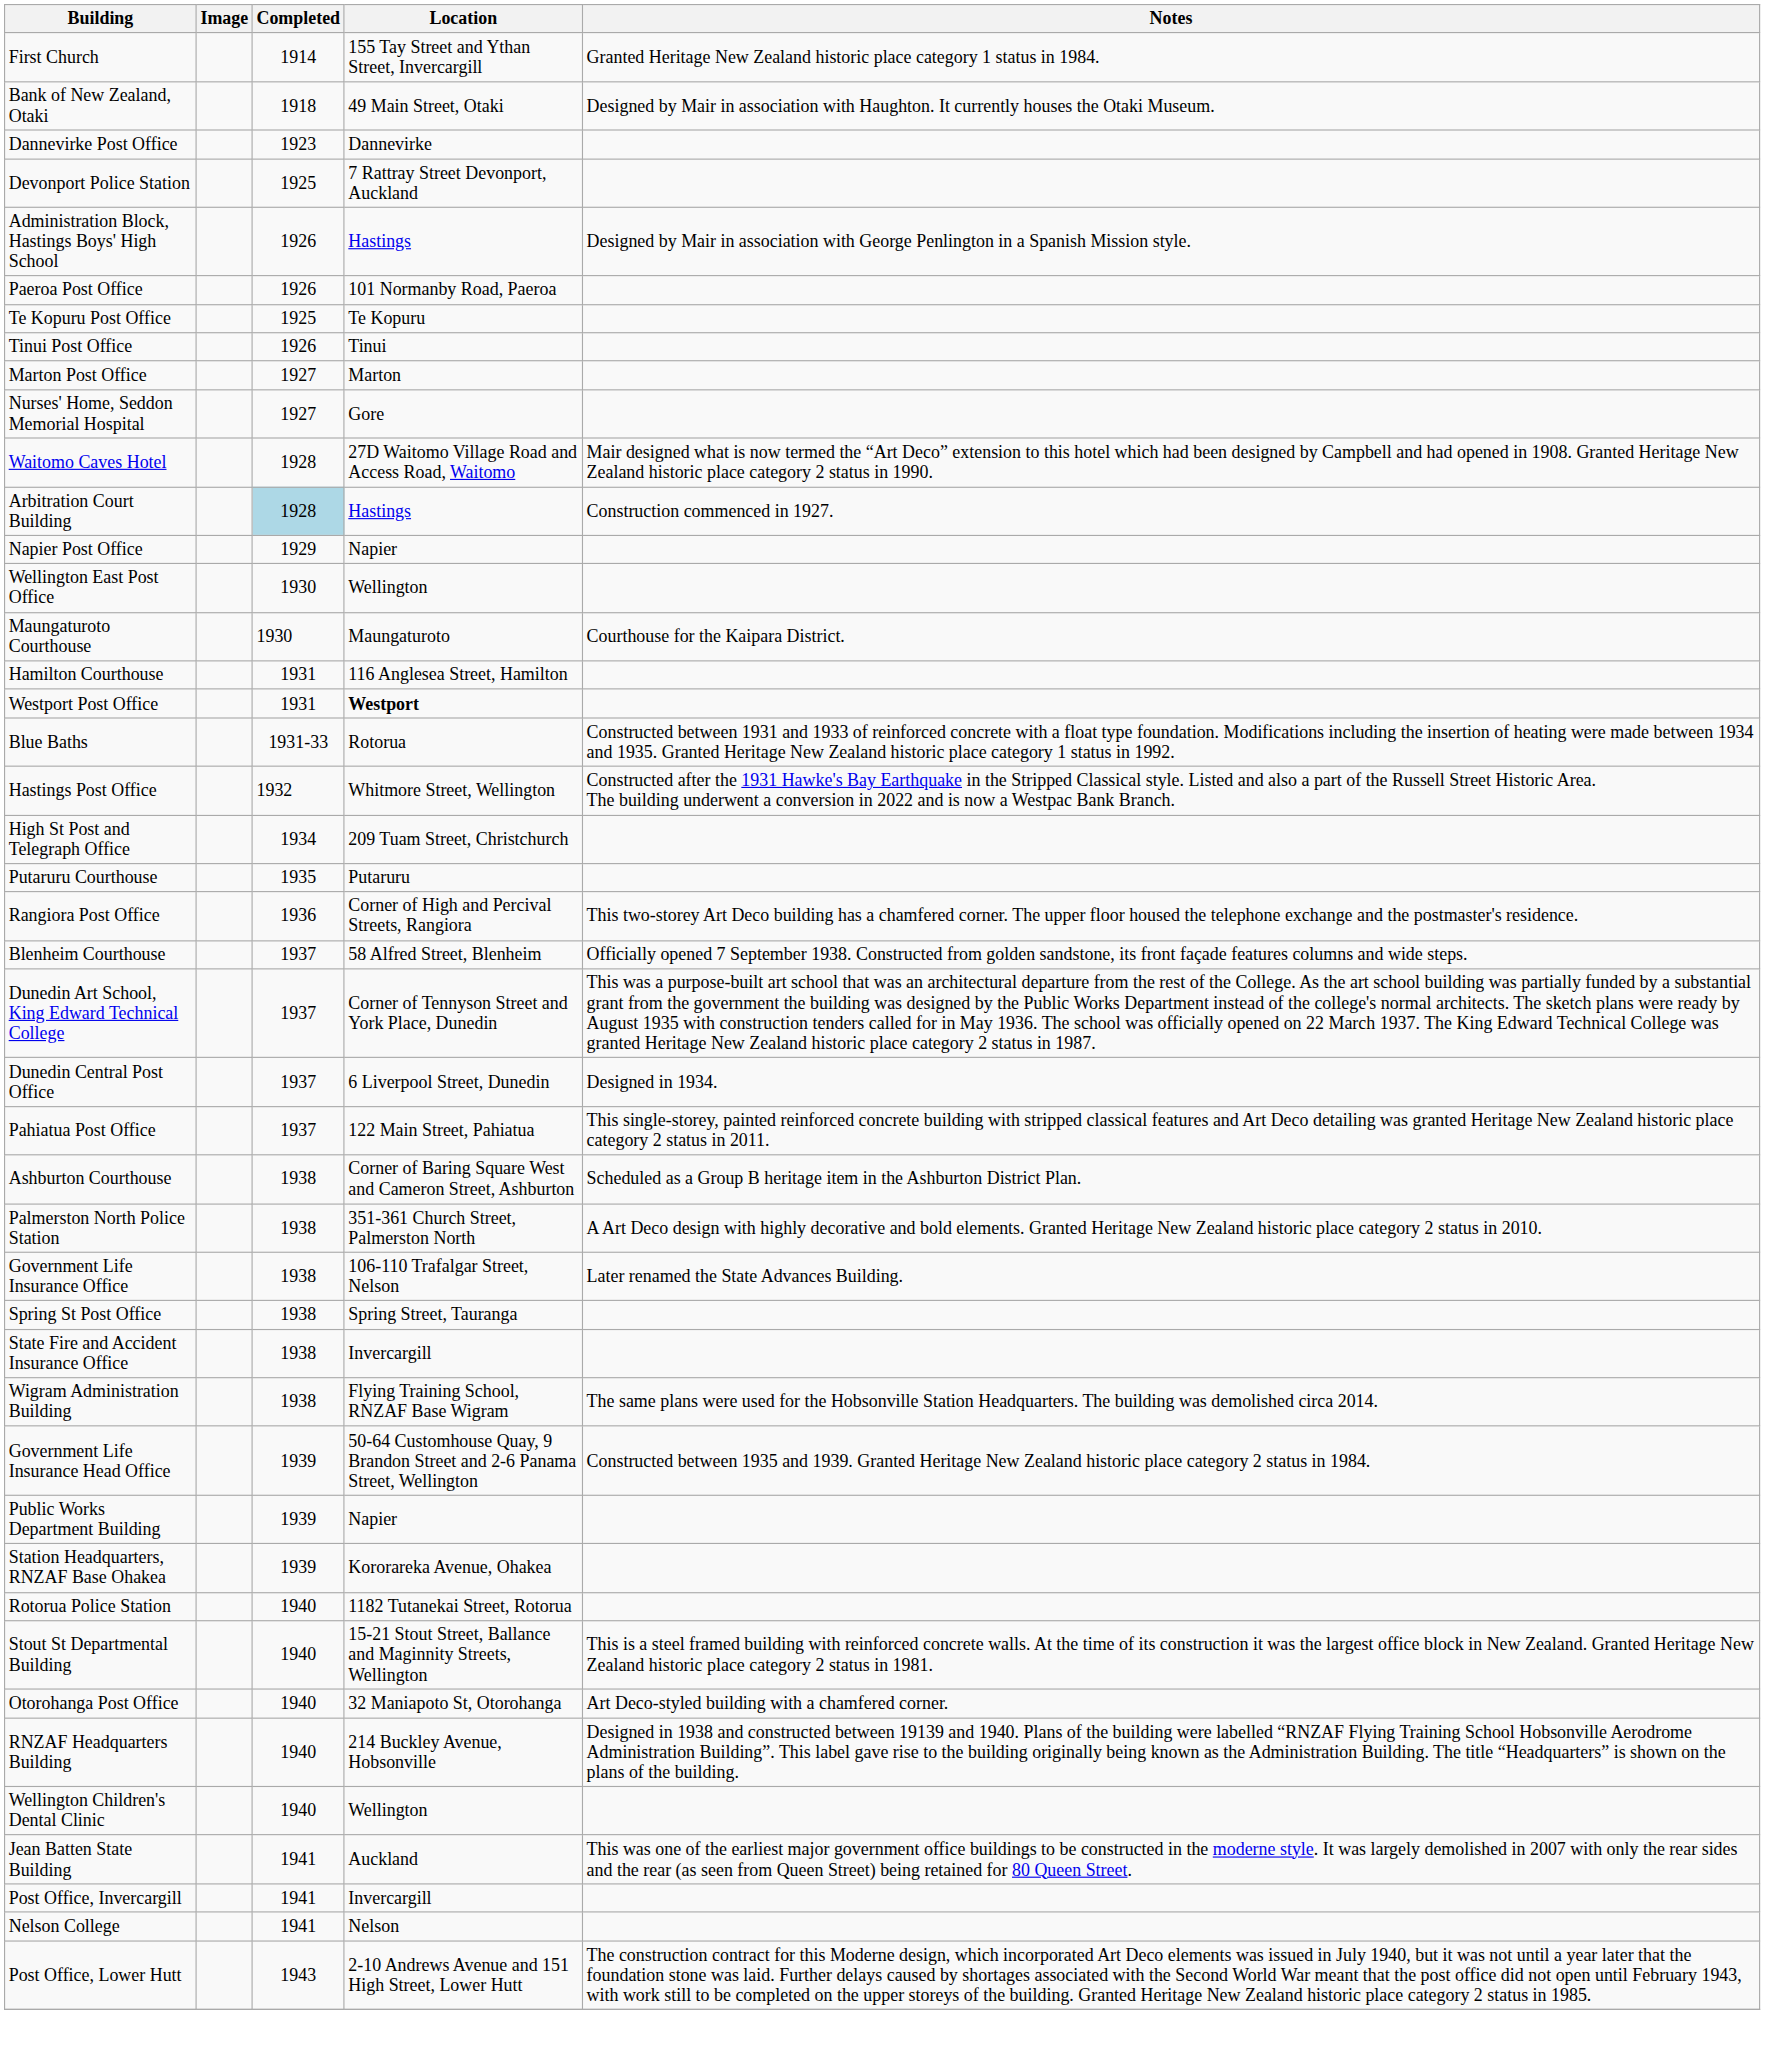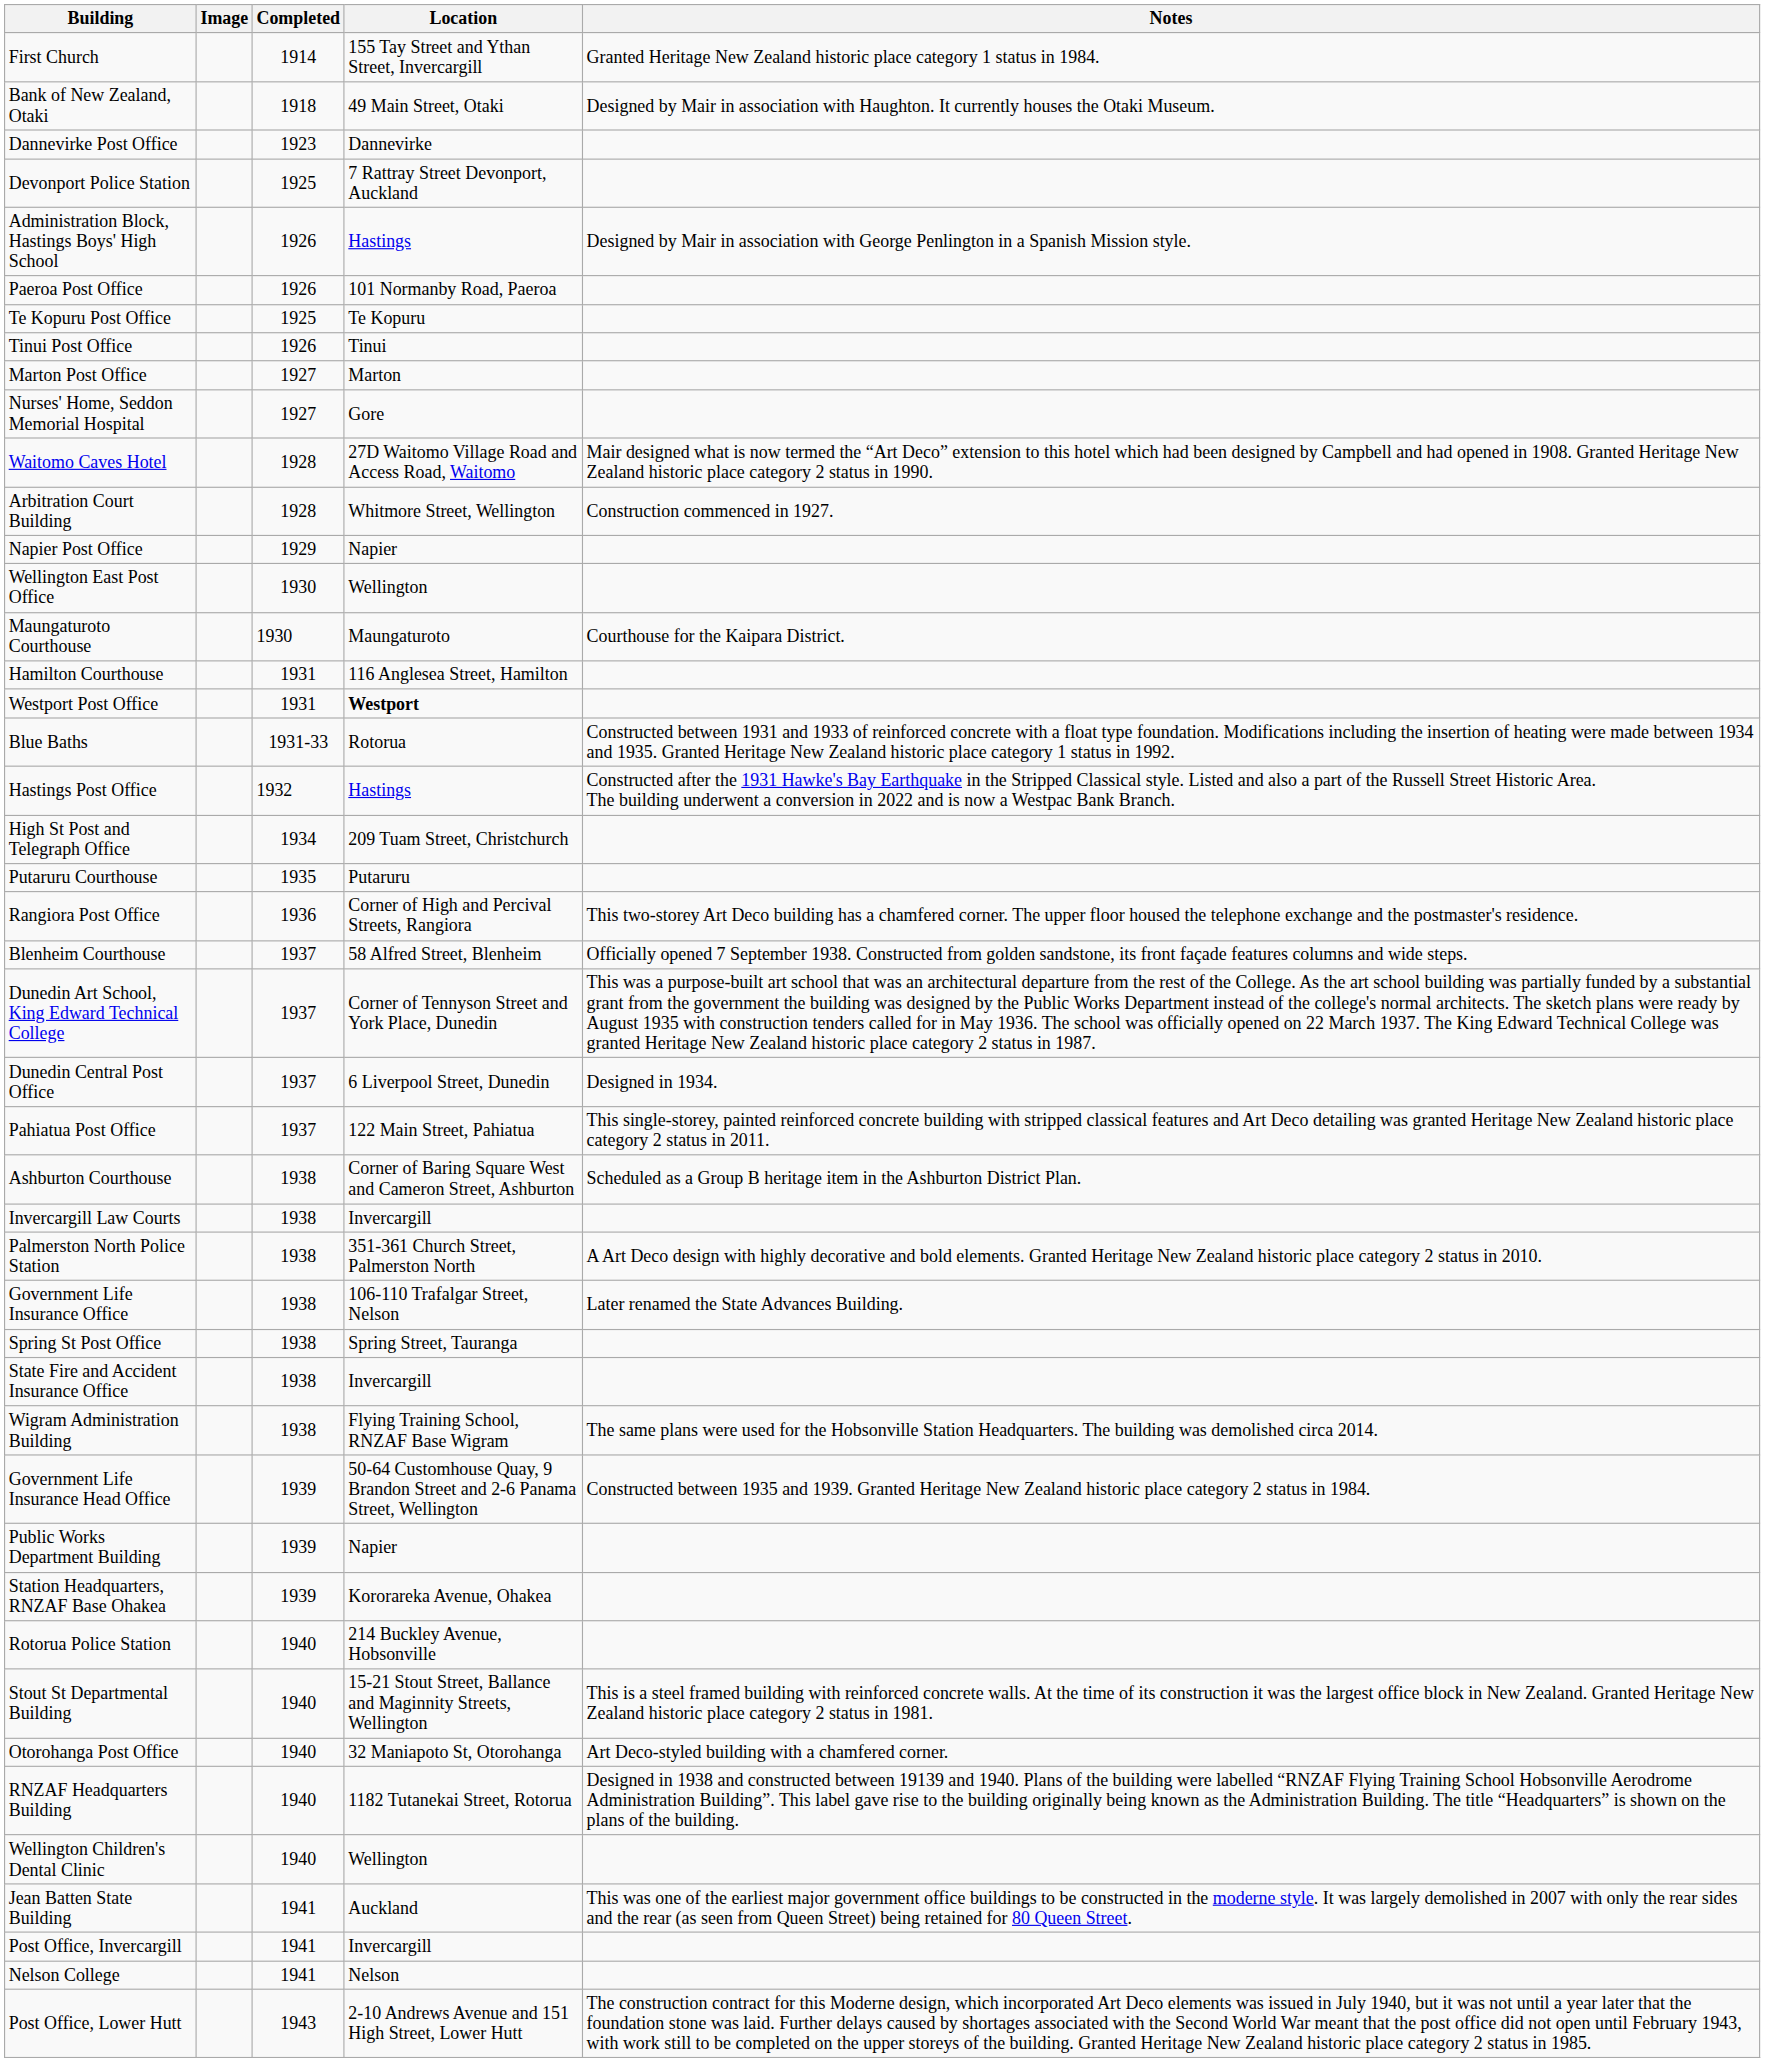(298, 510) lightblue background -> (298, 510) no background
(380, 510) Hastings -> (452, 510) Whitmore Street, Wellington
(452, 790) Whitmore Street, Wellington -> (380, 790) Hastings
+ row: (95, 1217)
(460, 1606) 1182 Tutanekai Street, Rotorua -> (425, 1644) 214 Buckley Avenue, Hobsonville
(425, 1752) 214 Buckley Avenue, Hobsonville -> (460, 1800) 1182 Tutanekai Street, Rotorua
